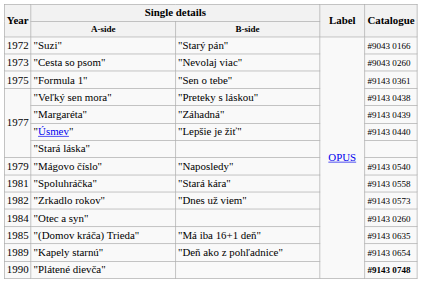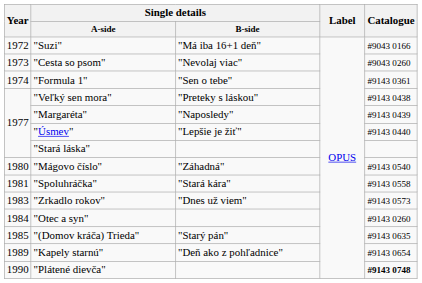(203, 45) "Starý pán" -> (219, 45) "Má iba 16+1 deň"
(18, 80) 1975 -> (18, 80) 1974
(201, 114) "Záhadná" -> (206, 114) "Naposledy"
(18, 166) 1979 -> (18, 166) 1980
(206, 166) "Naposledy" -> (201, 166) "Záhadná"
(18, 200) 1982 -> (18, 200) 1983
(219, 235) "Má iba 16+1 deň" -> (203, 235) "Starý pán"
